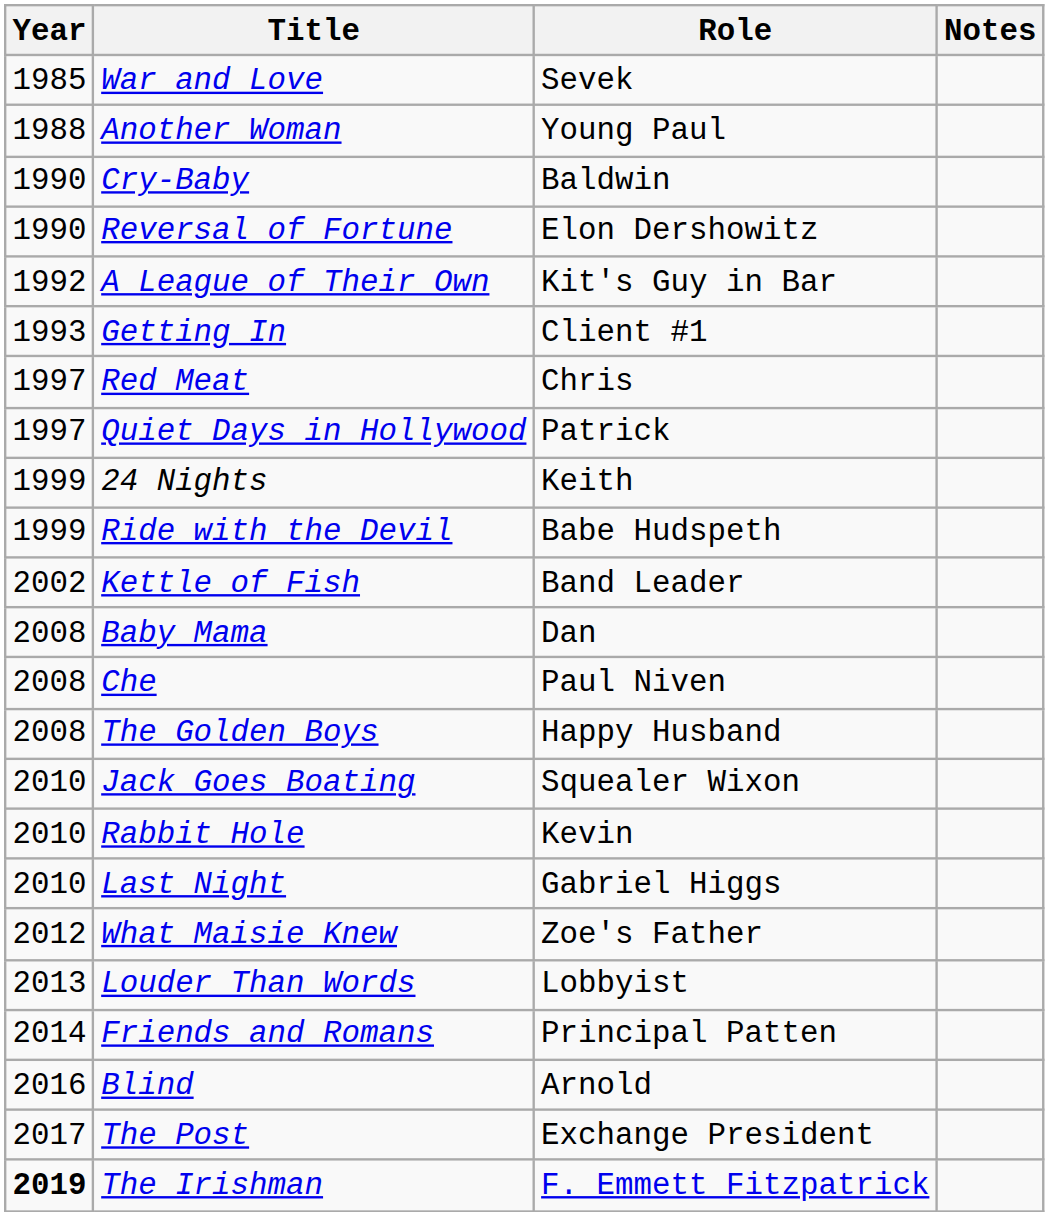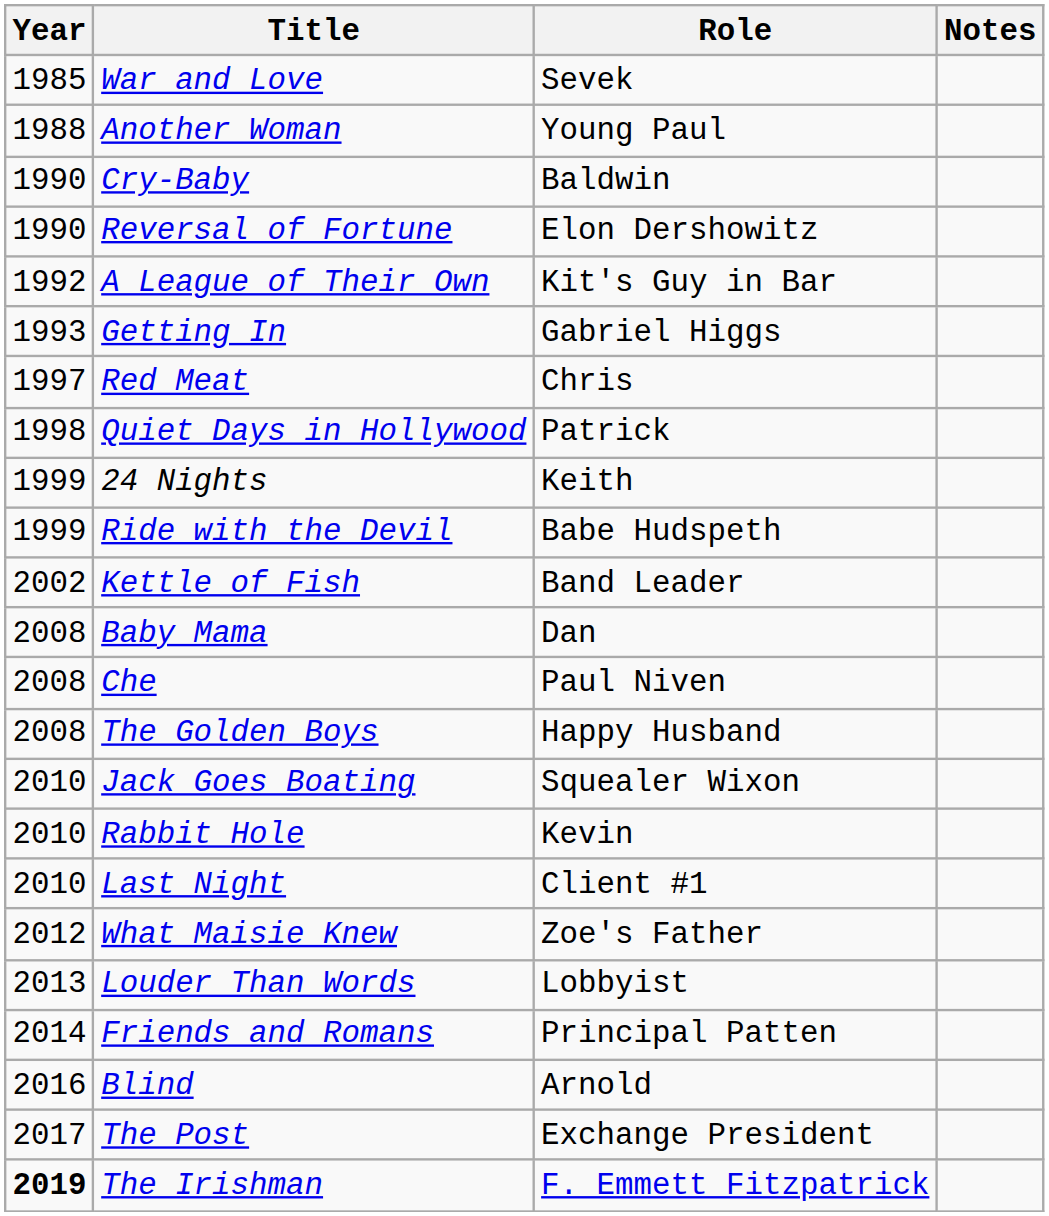(624, 332) Client #1 -> (661, 332) Gabriel Higgs
(50, 432) 1997 -> (50, 432) 1998
(661, 884) Gabriel Higgs -> (624, 884) Client #1
